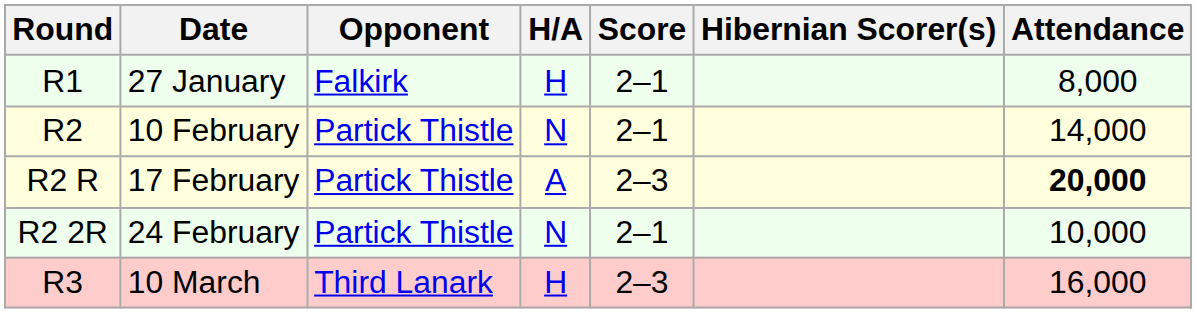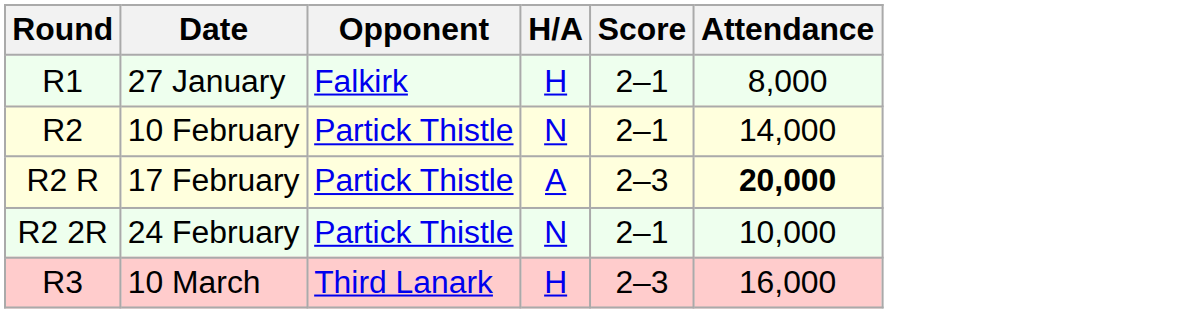- column: (849, 29)
